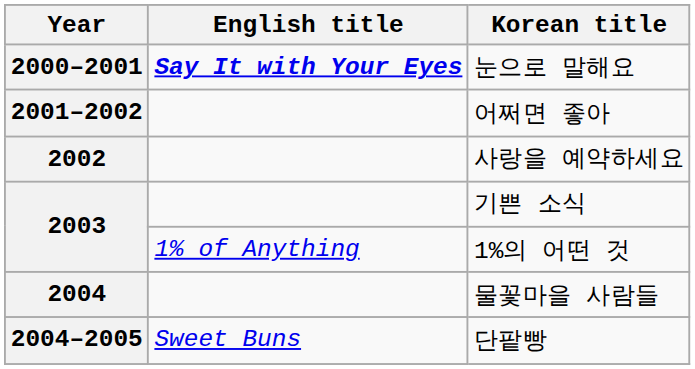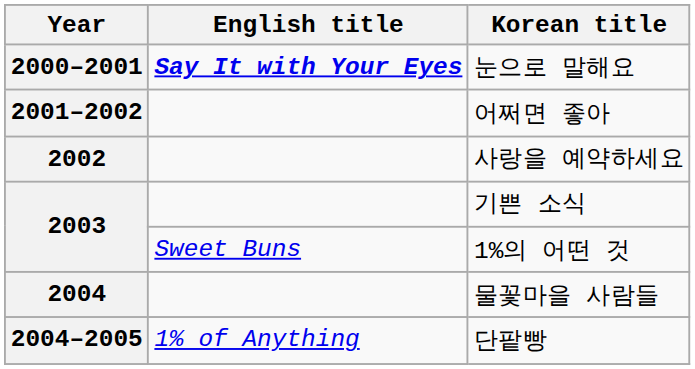(257, 249) 1% of Anything -> (228, 249) Sweet Buns
(228, 340) Sweet Buns -> (257, 340) 1% of Anything
